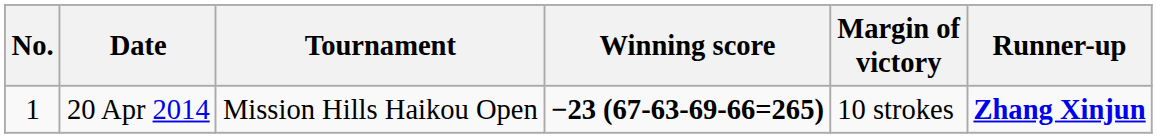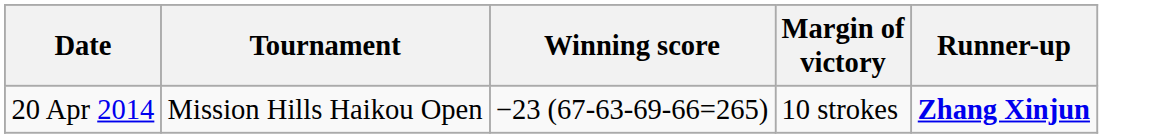- column: (33, 45)
(688, 109) bold -> (632, 109) normal
